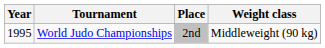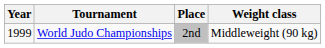(19, 33) 1995 -> (19, 33) 1999
